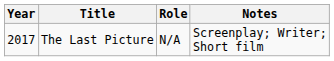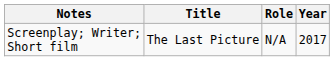columns swapped: (21, 14) <-> (260, 14)
